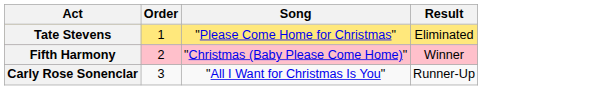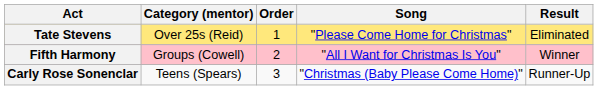+ column: (199, 14)
(296, 54) "Christmas (Baby Please Come Home)" -> (411, 54) "All I Want for Christmas Is You"
(296, 74) "All I Want for Christmas Is You" -> (411, 74) "Christmas (Baby Please Come Home)"
